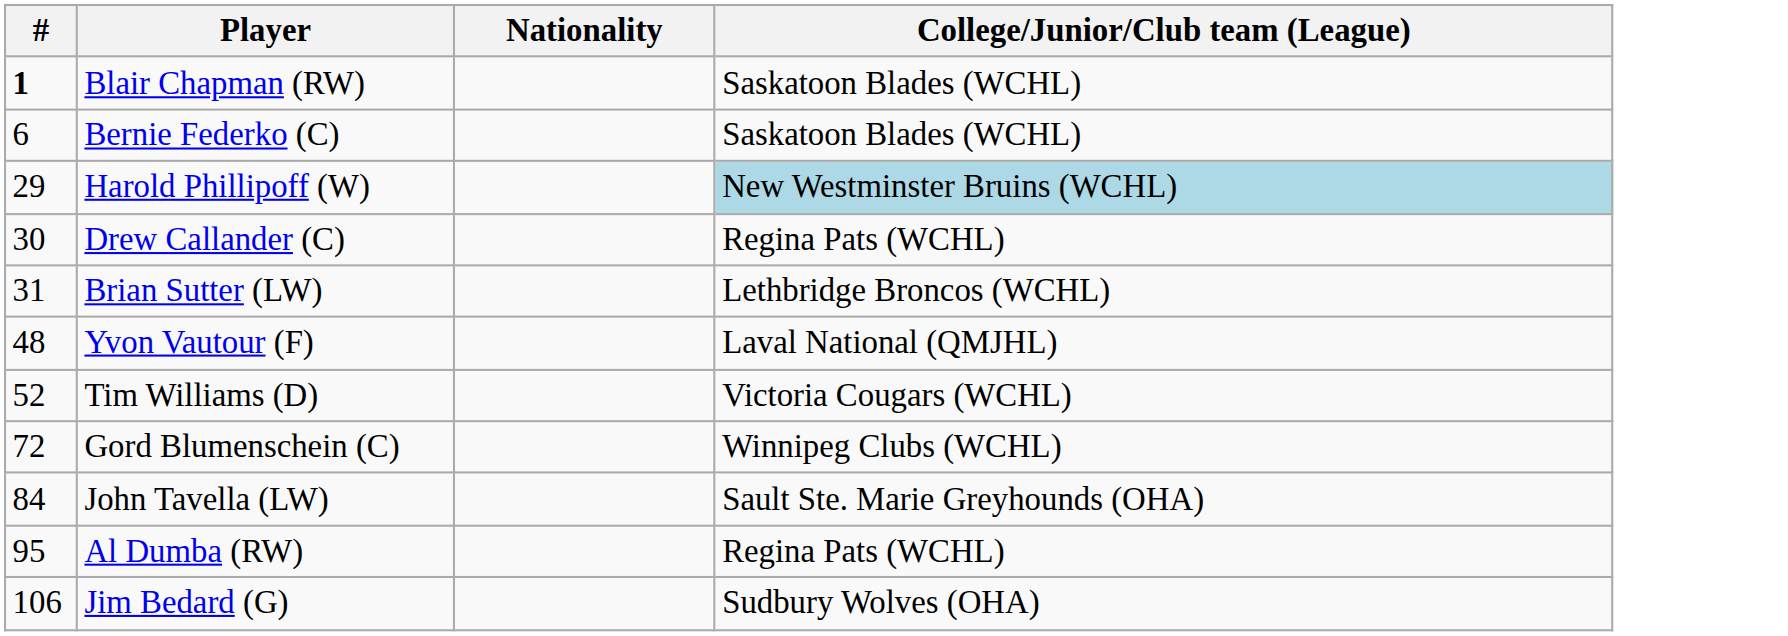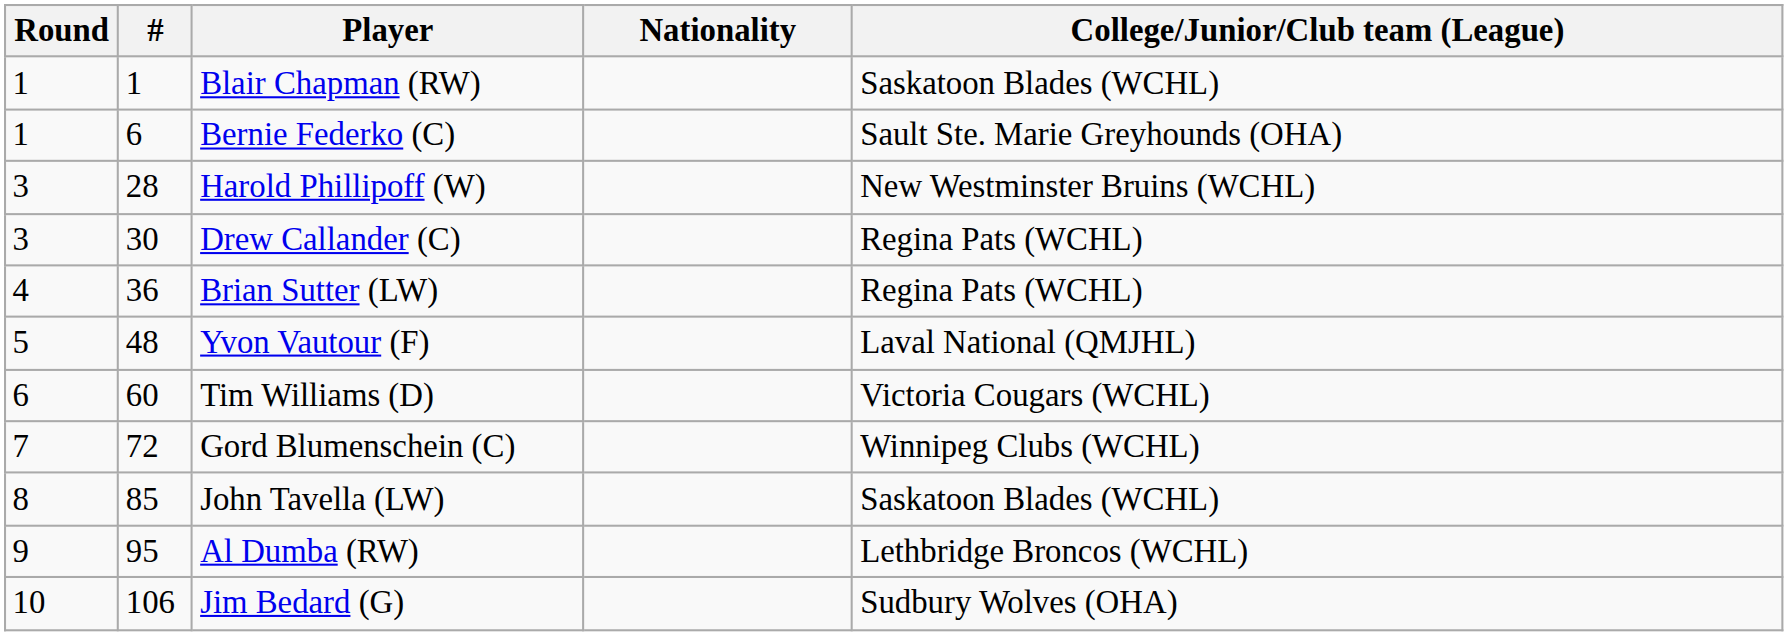+ column: (62, 30)
(21, 82) bold -> (134, 82) normal
(902, 134) Saskatoon Blades (WCHL) -> (1101, 134) Sault Ste. Marie Greyhounds (OHA)
(29, 186) 29 -> (142, 186) 28
(950, 186) lightblue background -> (1088, 186) no background
(29, 290) 31 -> (142, 290) 36
(916, 290) Lethbridge Broncos (WCHL) -> (1001, 290) Regina Pats (WCHL)
(29, 394) 52 -> (142, 394) 60
(29, 498) 84 -> (142, 498) 85
(963, 498) Sault Ste. Marie Greyhounds (OHA) -> (1040, 498) Saskatoon Blades (WCHL)
(863, 550) Regina Pats (WCHL) -> (1054, 550) Lethbridge Broncos (WCHL)
